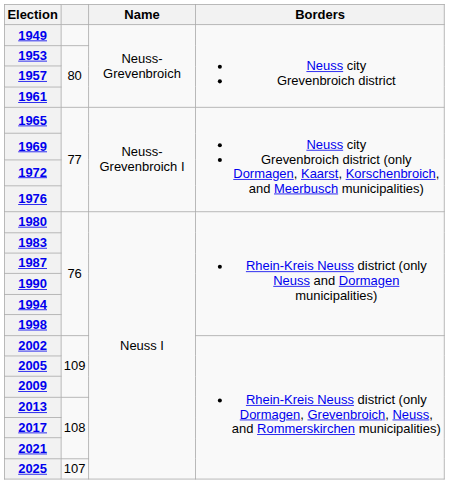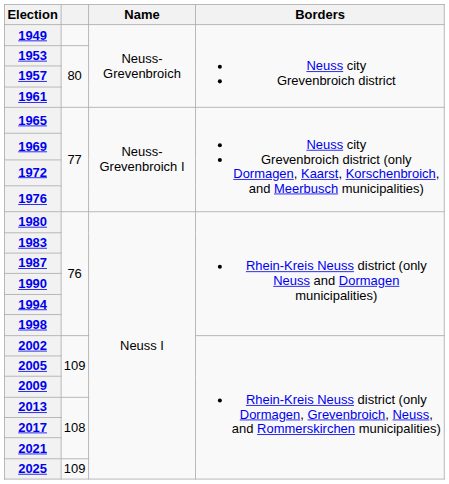(75, 468) 107 -> (75, 468) 109
